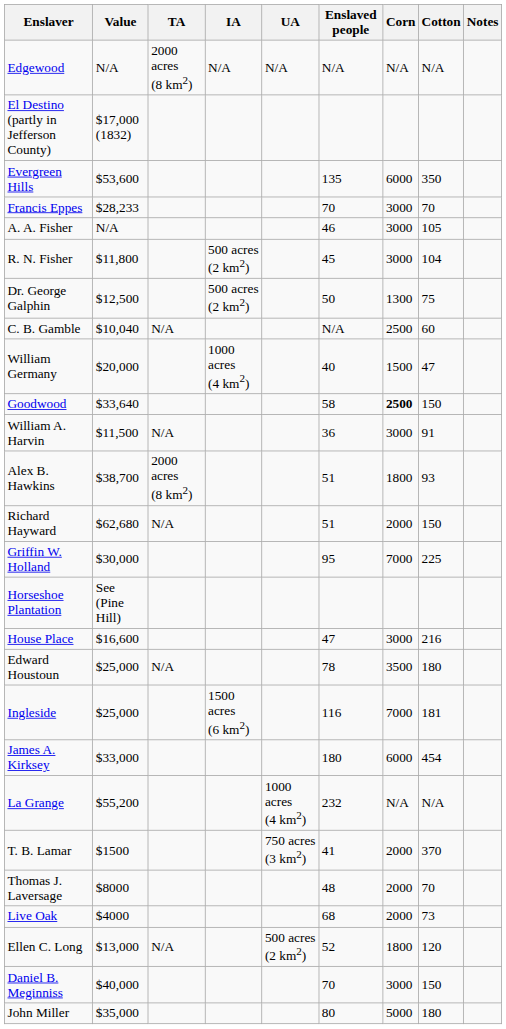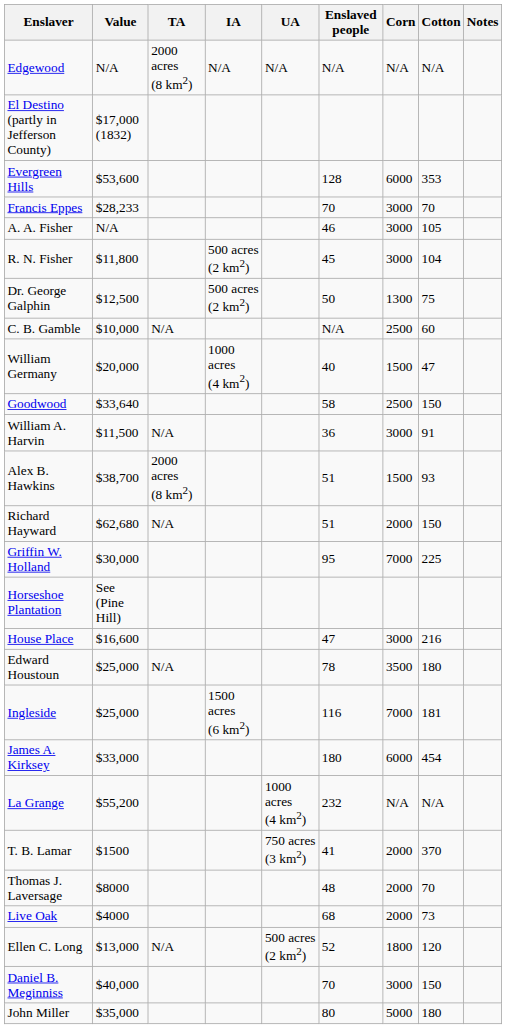(332, 178) 135 -> (332, 178) 128
(432, 178) 350 -> (432, 178) 353
(117, 328) $10,040 -> (117, 328) $10,000
(399, 404) bold -> (399, 404) normal
(399, 478) 1800 -> (399, 478) 1500
